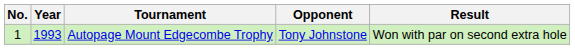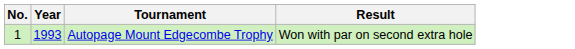- column: (323, 15)
